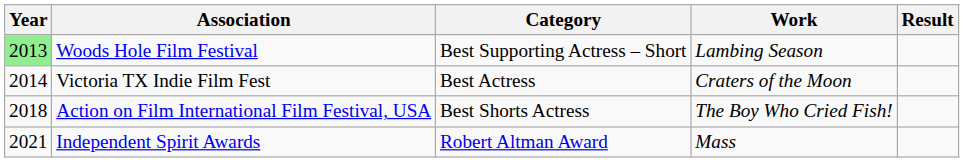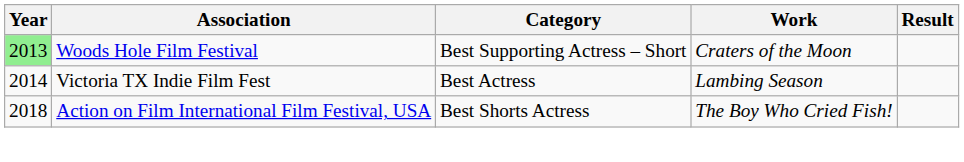(759, 50) Lambing Season -> (773, 50) Craters of the Moon
(773, 80) Craters of the Moon -> (759, 80) Lambing Season
- row: (158, 141)
